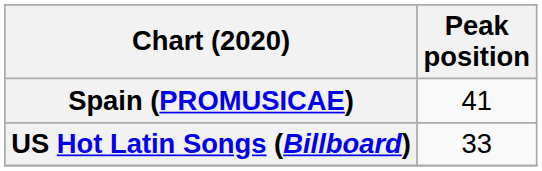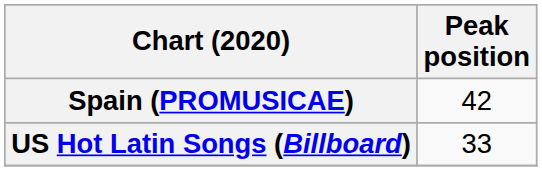(477, 100) 41 -> (477, 100) 42
